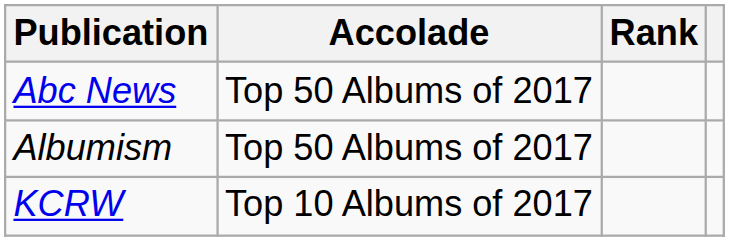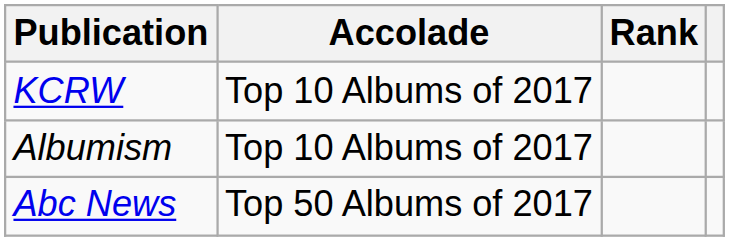rows swapped: (95, 90) <-> (68, 205)
(409, 147) Top 50 Albums of 2017 -> (409, 147) Top 10 Albums of 2017
